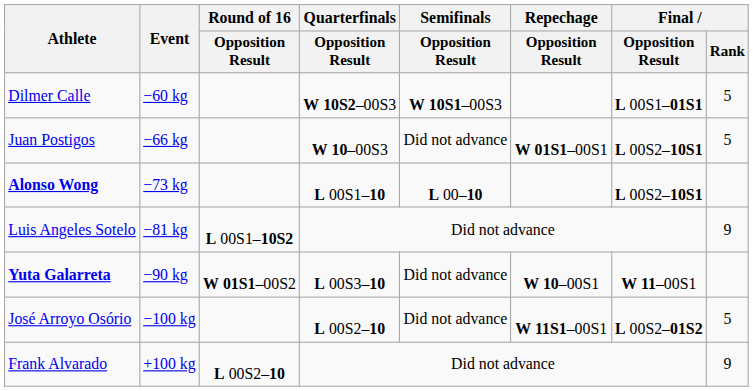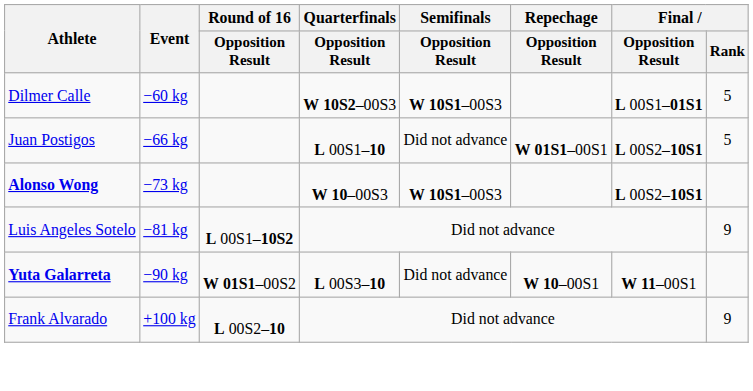(350, 149) W 10–00S3 -> (350, 149) L 00S1–10
(350, 194) L 00S1–10 -> (350, 194) W 10–00S3
(455, 194) L 00–10 -> (455, 194) W 10S1–00S3
- row: (70, 319)
